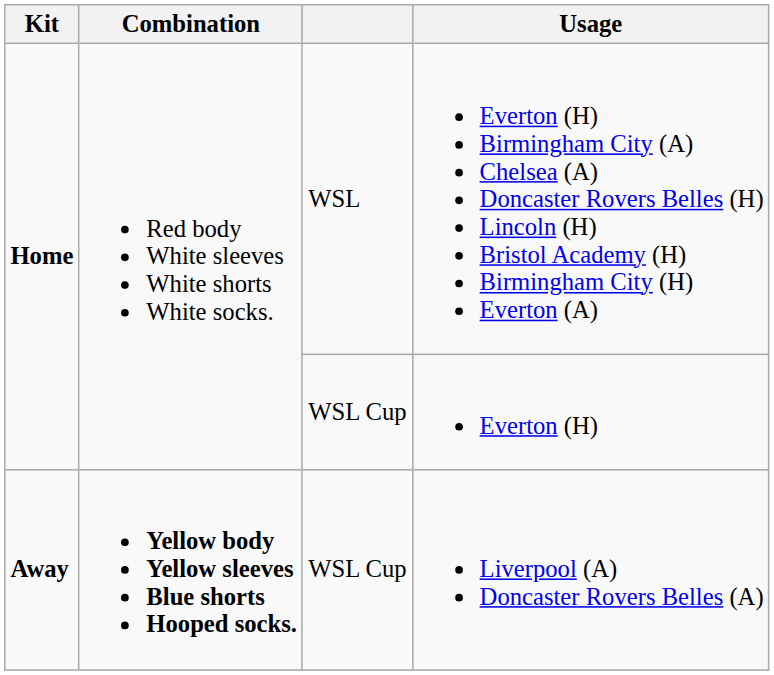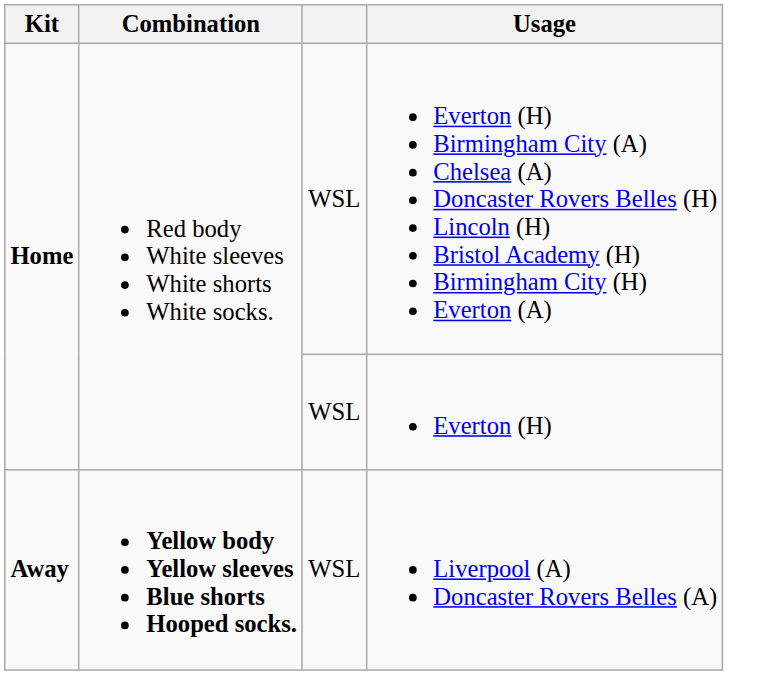(357, 411) WSL Cup -> (334, 411) WSL
(357, 569) WSL Cup -> (334, 569) WSL
